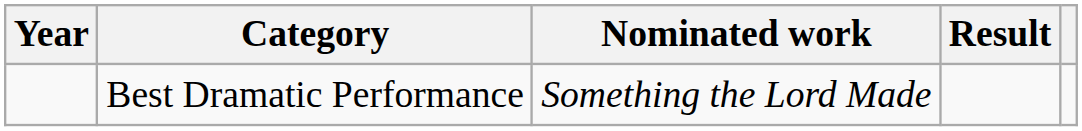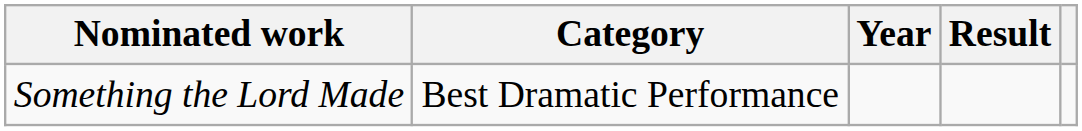columns swapped: (51, 34) <-> (736, 34)
